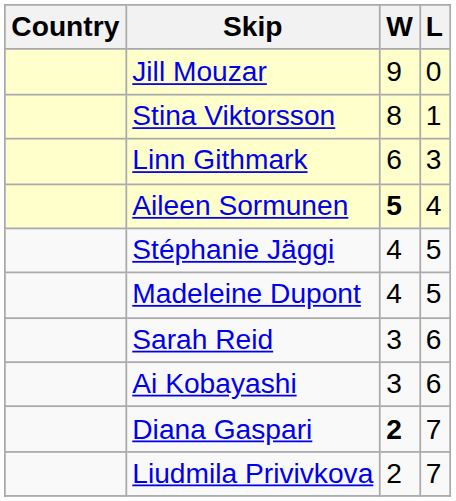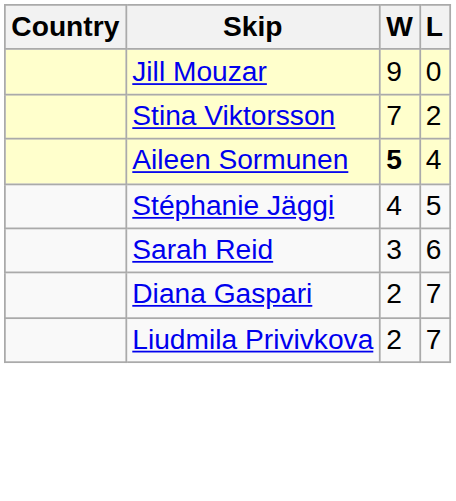(394, 116) 8 -> (394, 116) 7
(434, 116) 1 -> (434, 116) 2
- row: (220, 160)
- row: (247, 294)
- row: (214, 384)
(394, 428) bold -> (394, 294) normal
